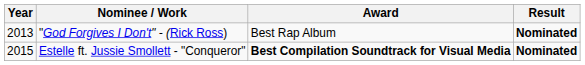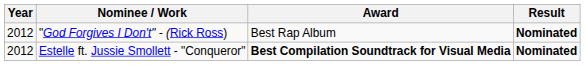(20, 32) 2013 -> (20, 32) 2012
(20, 51) 2015 -> (20, 51) 2012
